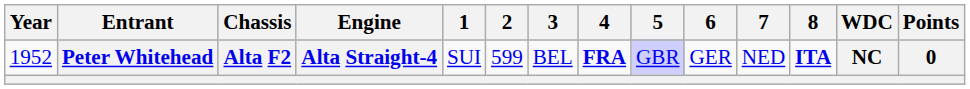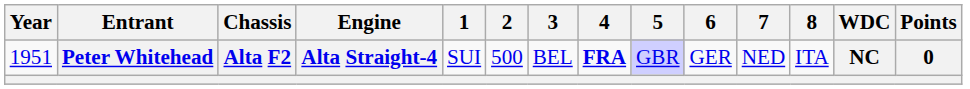(31, 57) 1952 -> (31, 57) 1951
(507, 57) 599 -> (507, 57) 500
(813, 57) bold -> (812, 57) normal
